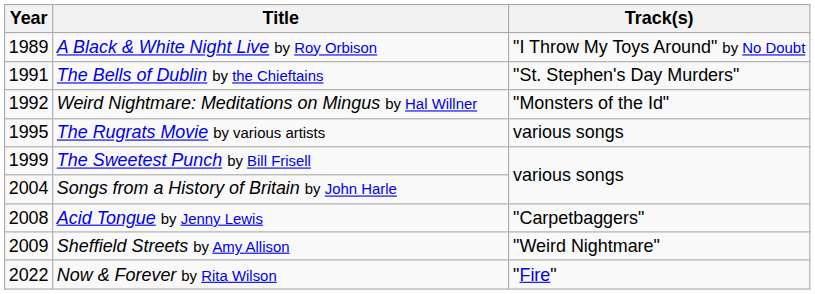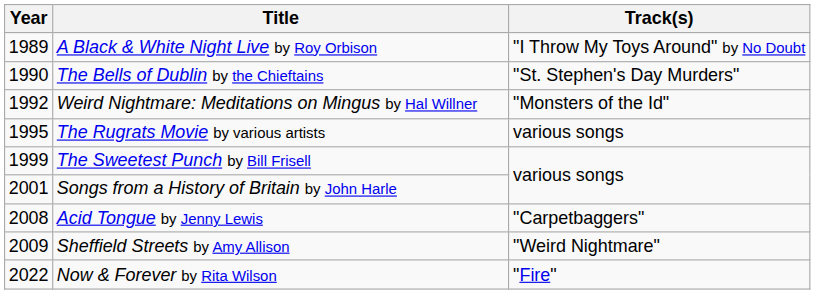(29, 75) 1991 -> (29, 75) 1990
(29, 189) 2004 -> (29, 189) 2001
